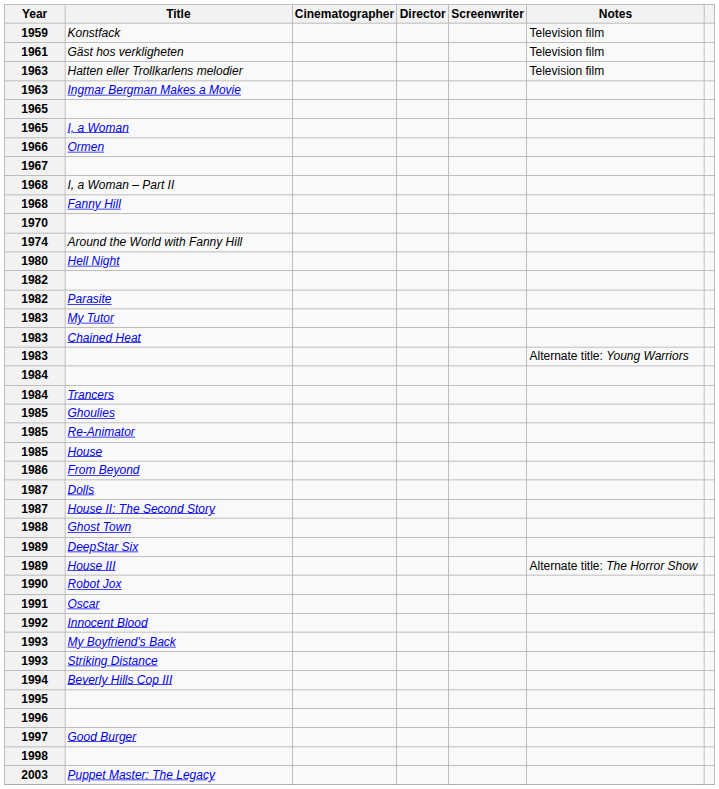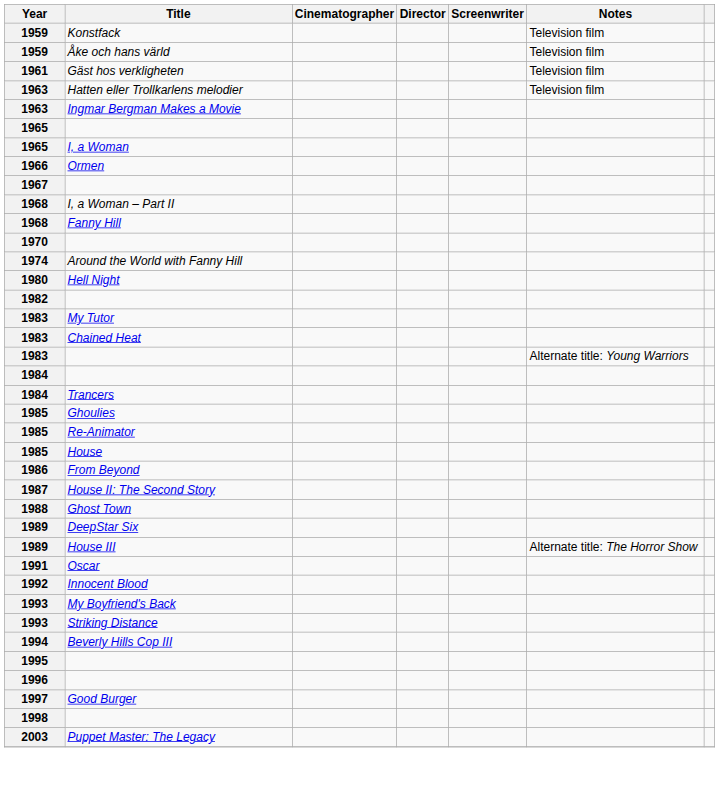+ row: (35, 52)
- row: (35, 299)
- row: (35, 489)
- row: (35, 584)
